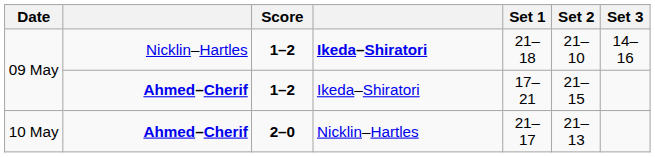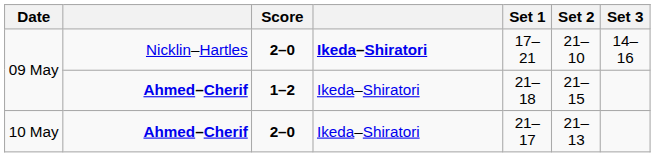(282, 50) 1–2 -> (282, 50) 2–0
(527, 50) 21–18 -> (527, 50) 17–21
(527, 91) 17–21 -> (527, 91) 21–18
(368, 132) Nicklin–Hartles -> (368, 132) Ikeda–Shiratori
